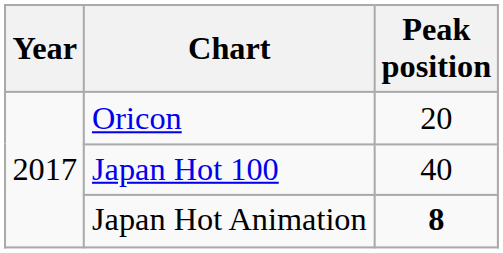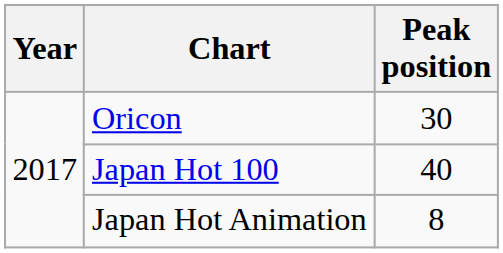(436, 117) 20 -> (436, 117) 30
(436, 220) bold -> (436, 220) normal
